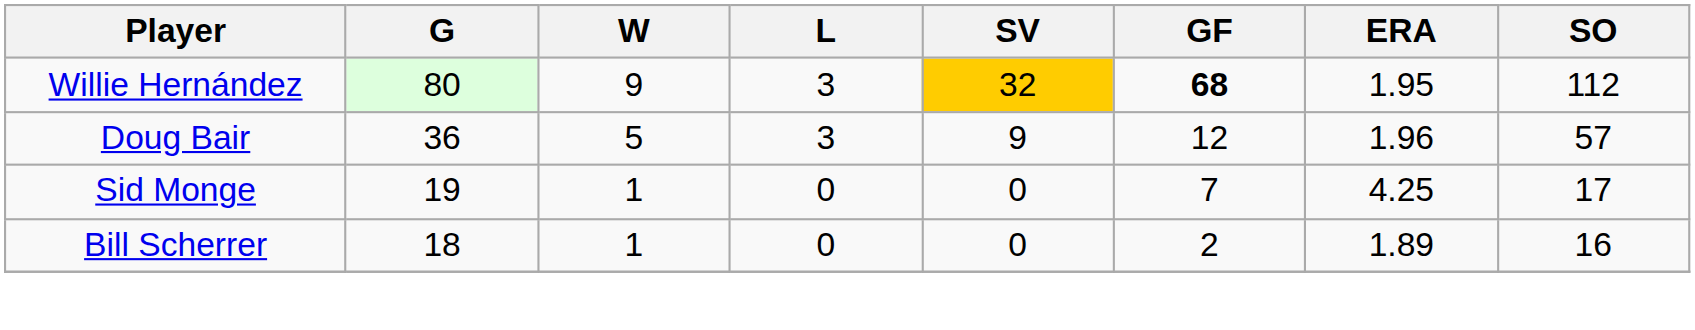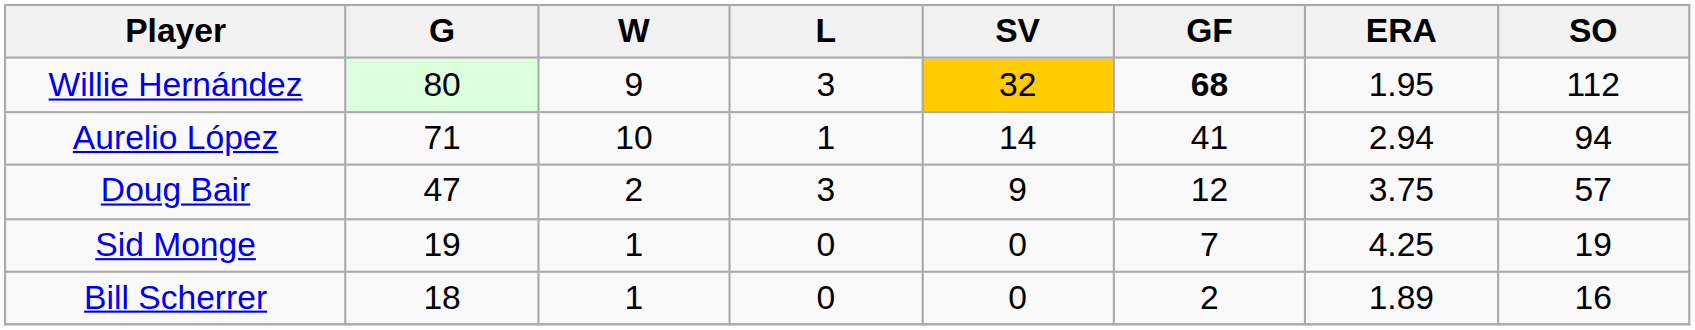+ row: (176, 137)
(442, 137) 36 -> (442, 191) 47
(634, 137) 5 -> (634, 191) 2
(1401, 137) 1.96 -> (1401, 191) 3.75
(1593, 191) 17 -> (1593, 244) 19
